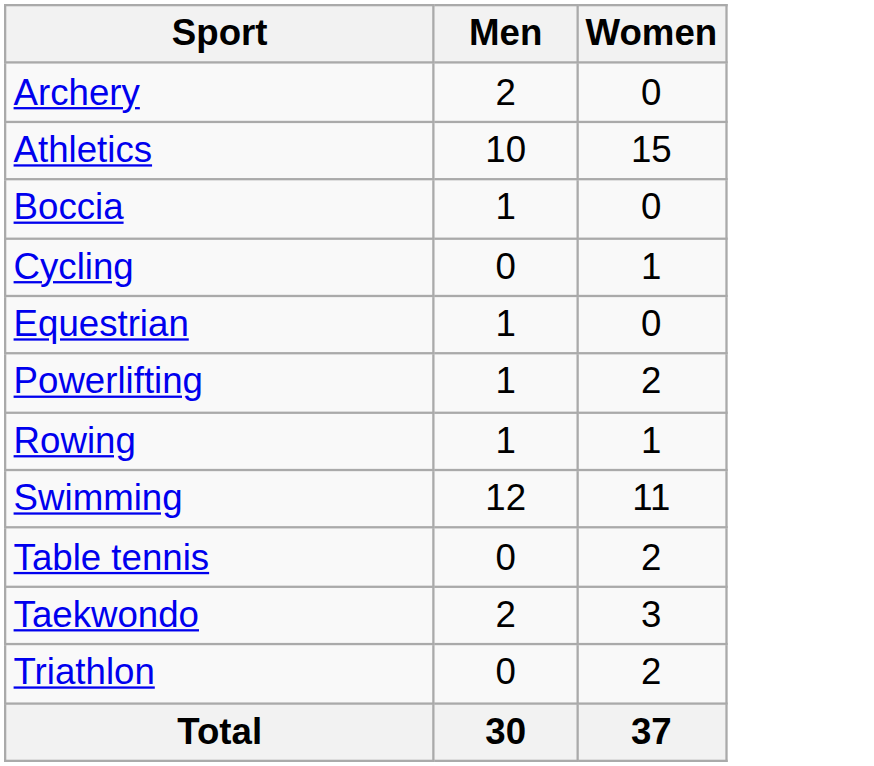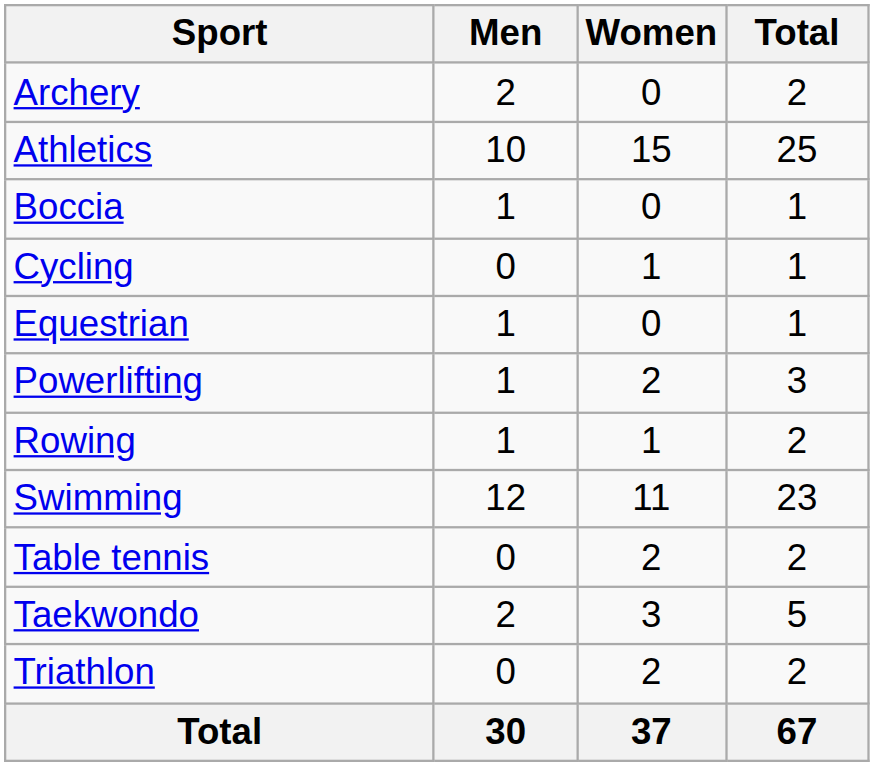+ column: (797, 33)
